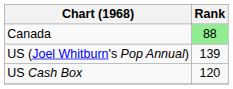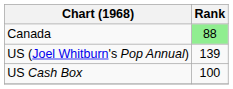(210, 73) 120 -> (210, 73) 100
